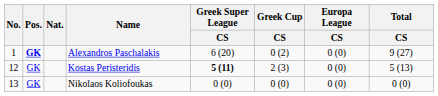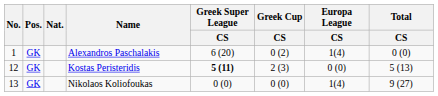(33, 53) bold -> (33, 53) normal
(337, 53) 0 (0) -> (337, 53) 1(4)
(401, 53) 9 (27) -> (401, 53) 0 (0)
(337, 83) 0 (0) -> (337, 83) 1(4)
(401, 83) 0 (0) -> (401, 83) 9 (27)
